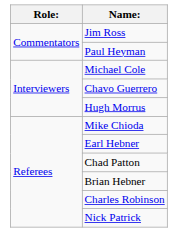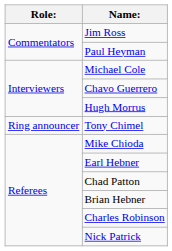+ row: (114, 125)
